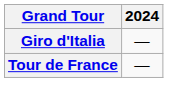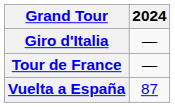+ row: (67, 89)
